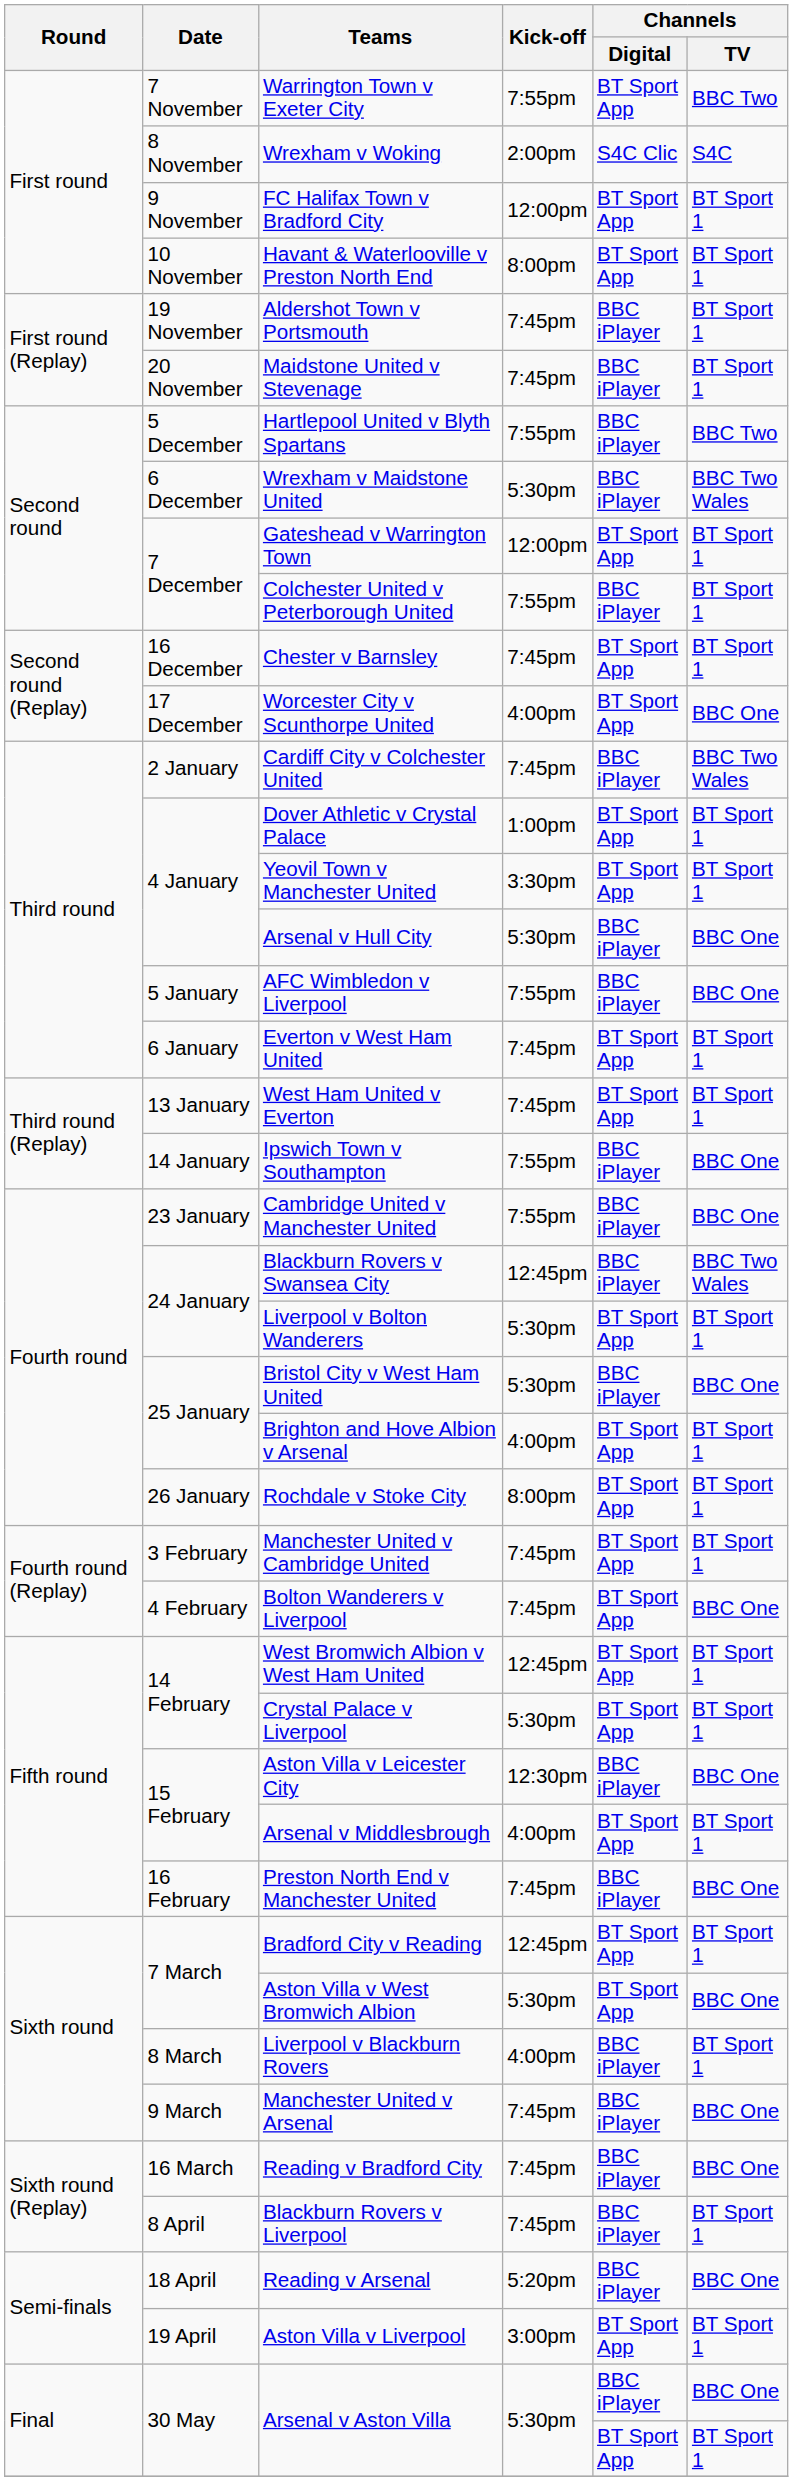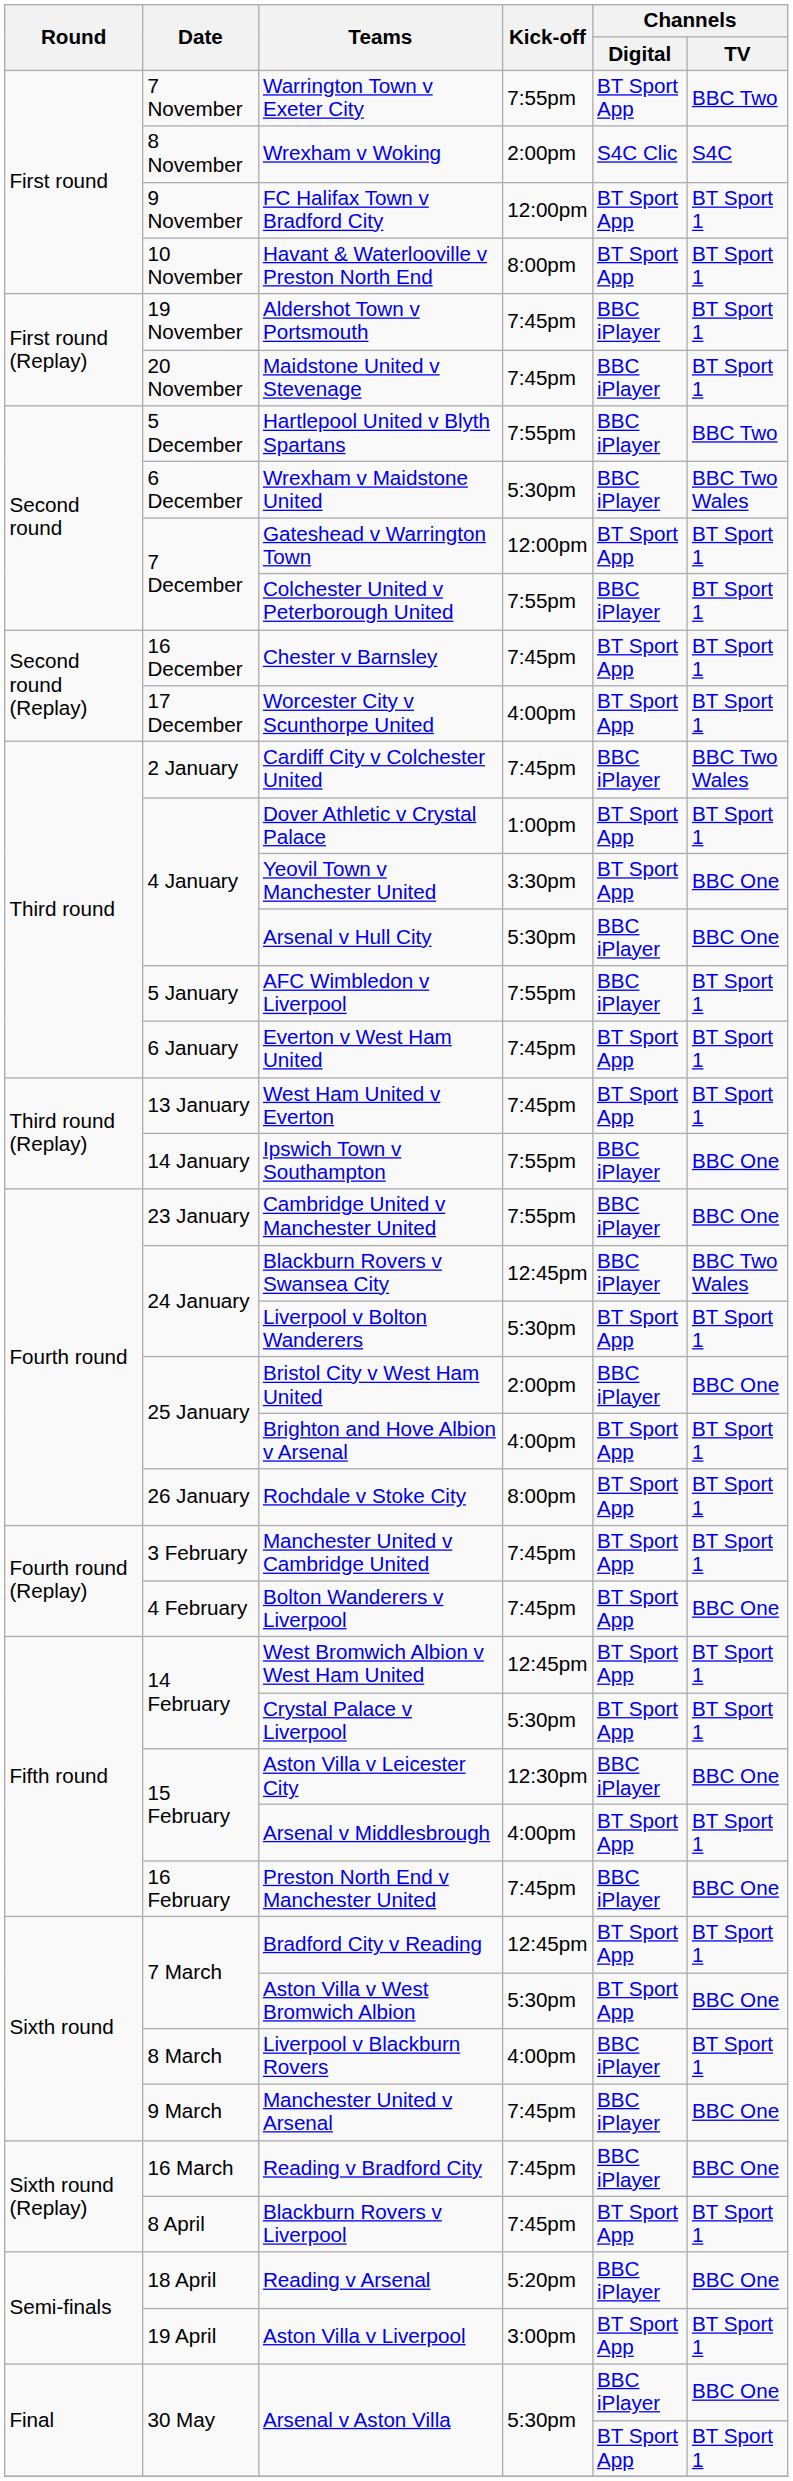(736, 713) BBC One -> (732, 713) BT Sport 1
(732, 881) BT Sport 1 -> (736, 881) BBC One
(736, 993) BBC One -> (732, 993) BT Sport 1
(542, 1384) 5:30pm -> (542, 1384) 2:00pm
(629, 2224) BBC iPlayer -> (638, 2224) BT Sport App
